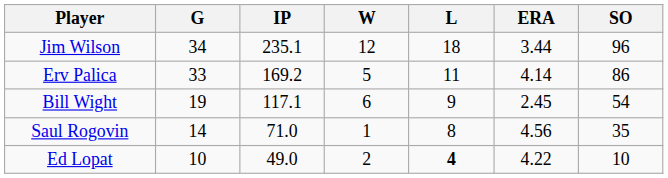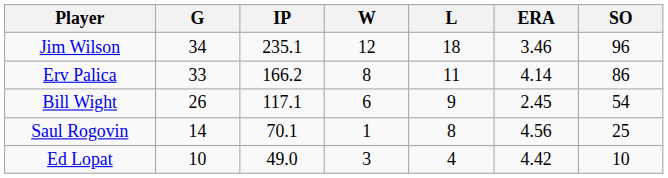(536, 46) 3.44 -> (536, 46) 3.46
(282, 74) 169.2 -> (282, 74) 166.2
(367, 74) 5 -> (367, 74) 8
(197, 103) 19 -> (197, 103) 26
(282, 131) 71.0 -> (282, 131) 70.1
(621, 131) 35 -> (621, 131) 25
(367, 159) 2 -> (367, 159) 3
(451, 159) bold -> (451, 159) normal
(536, 159) 4.22 -> (536, 159) 4.42
